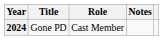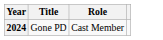- column: (140, 12)
